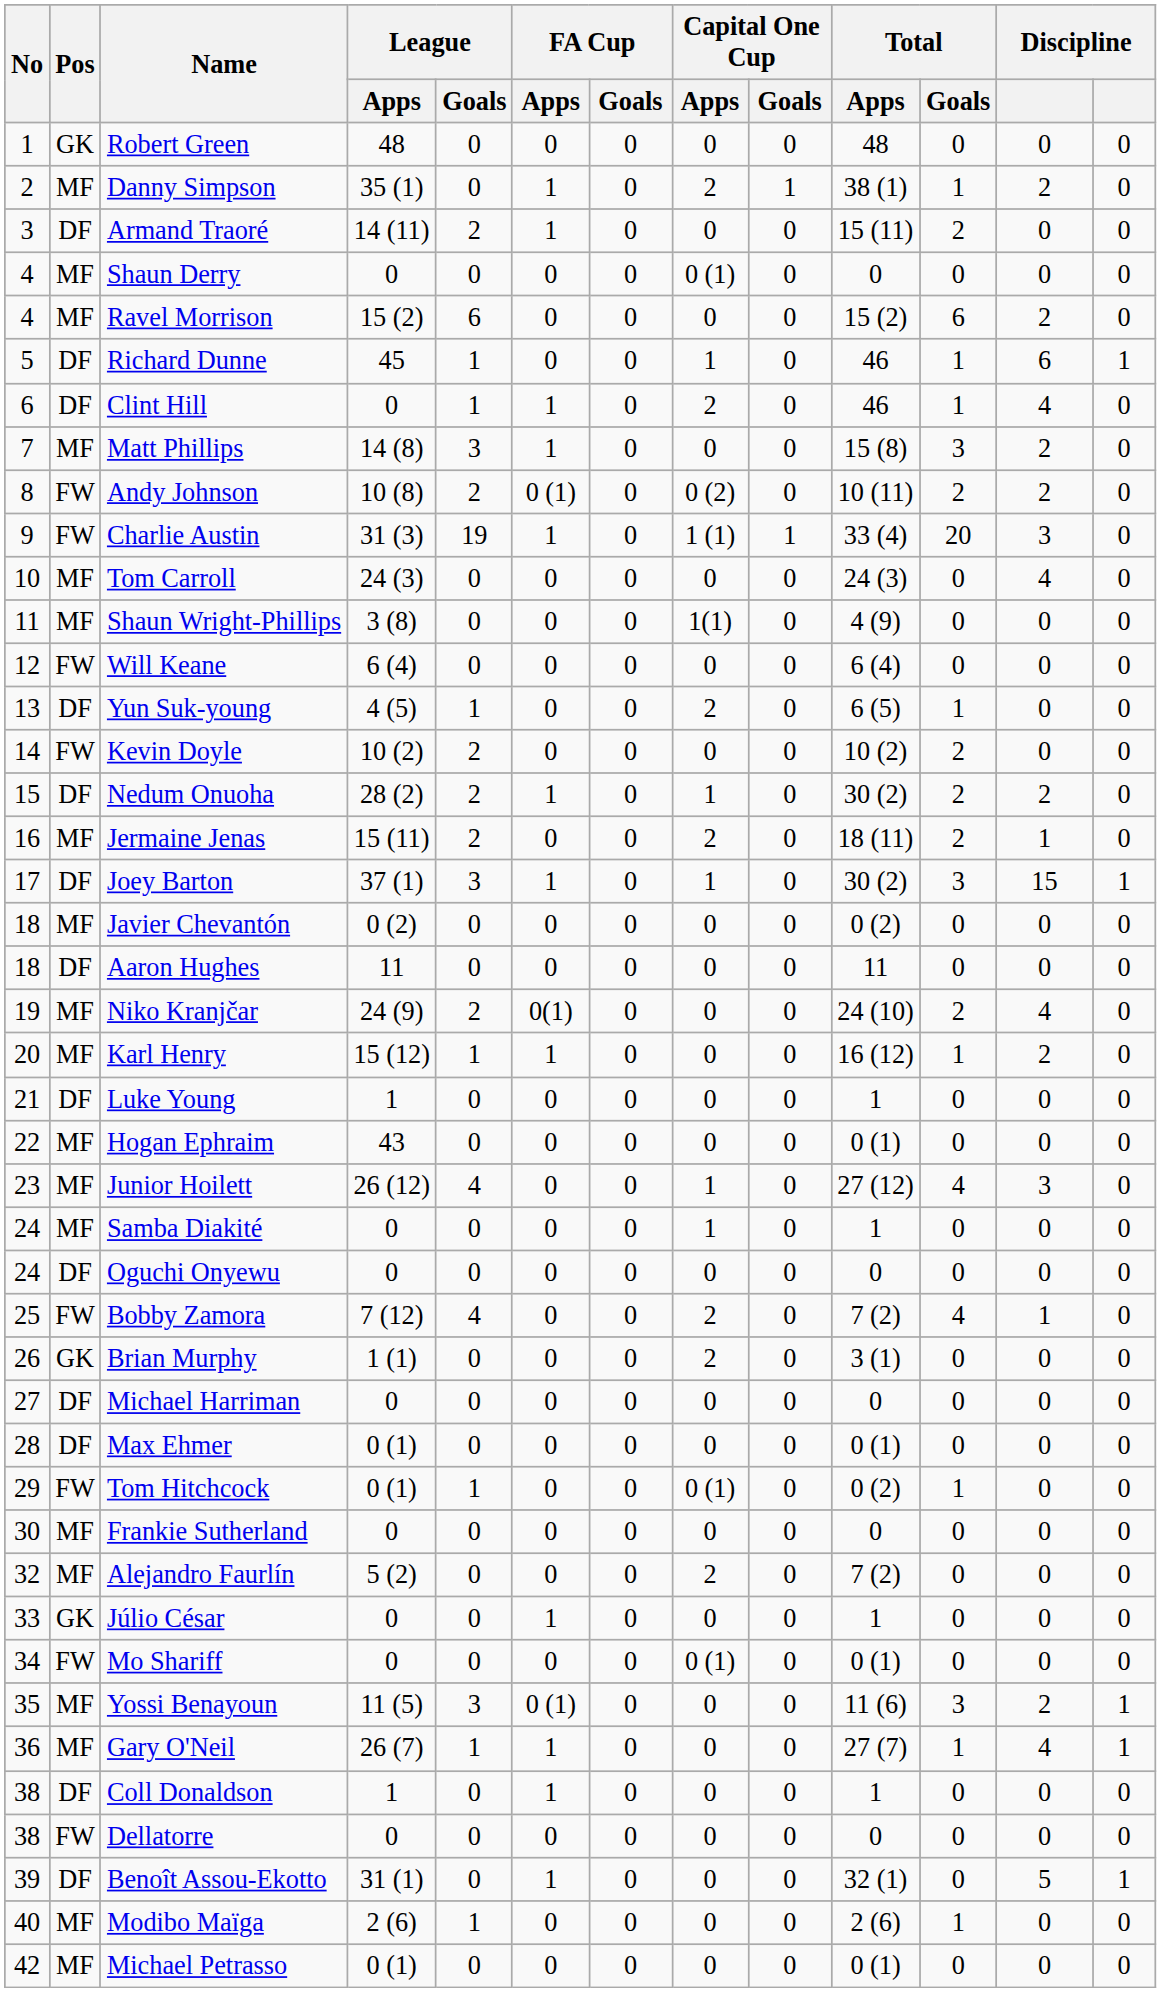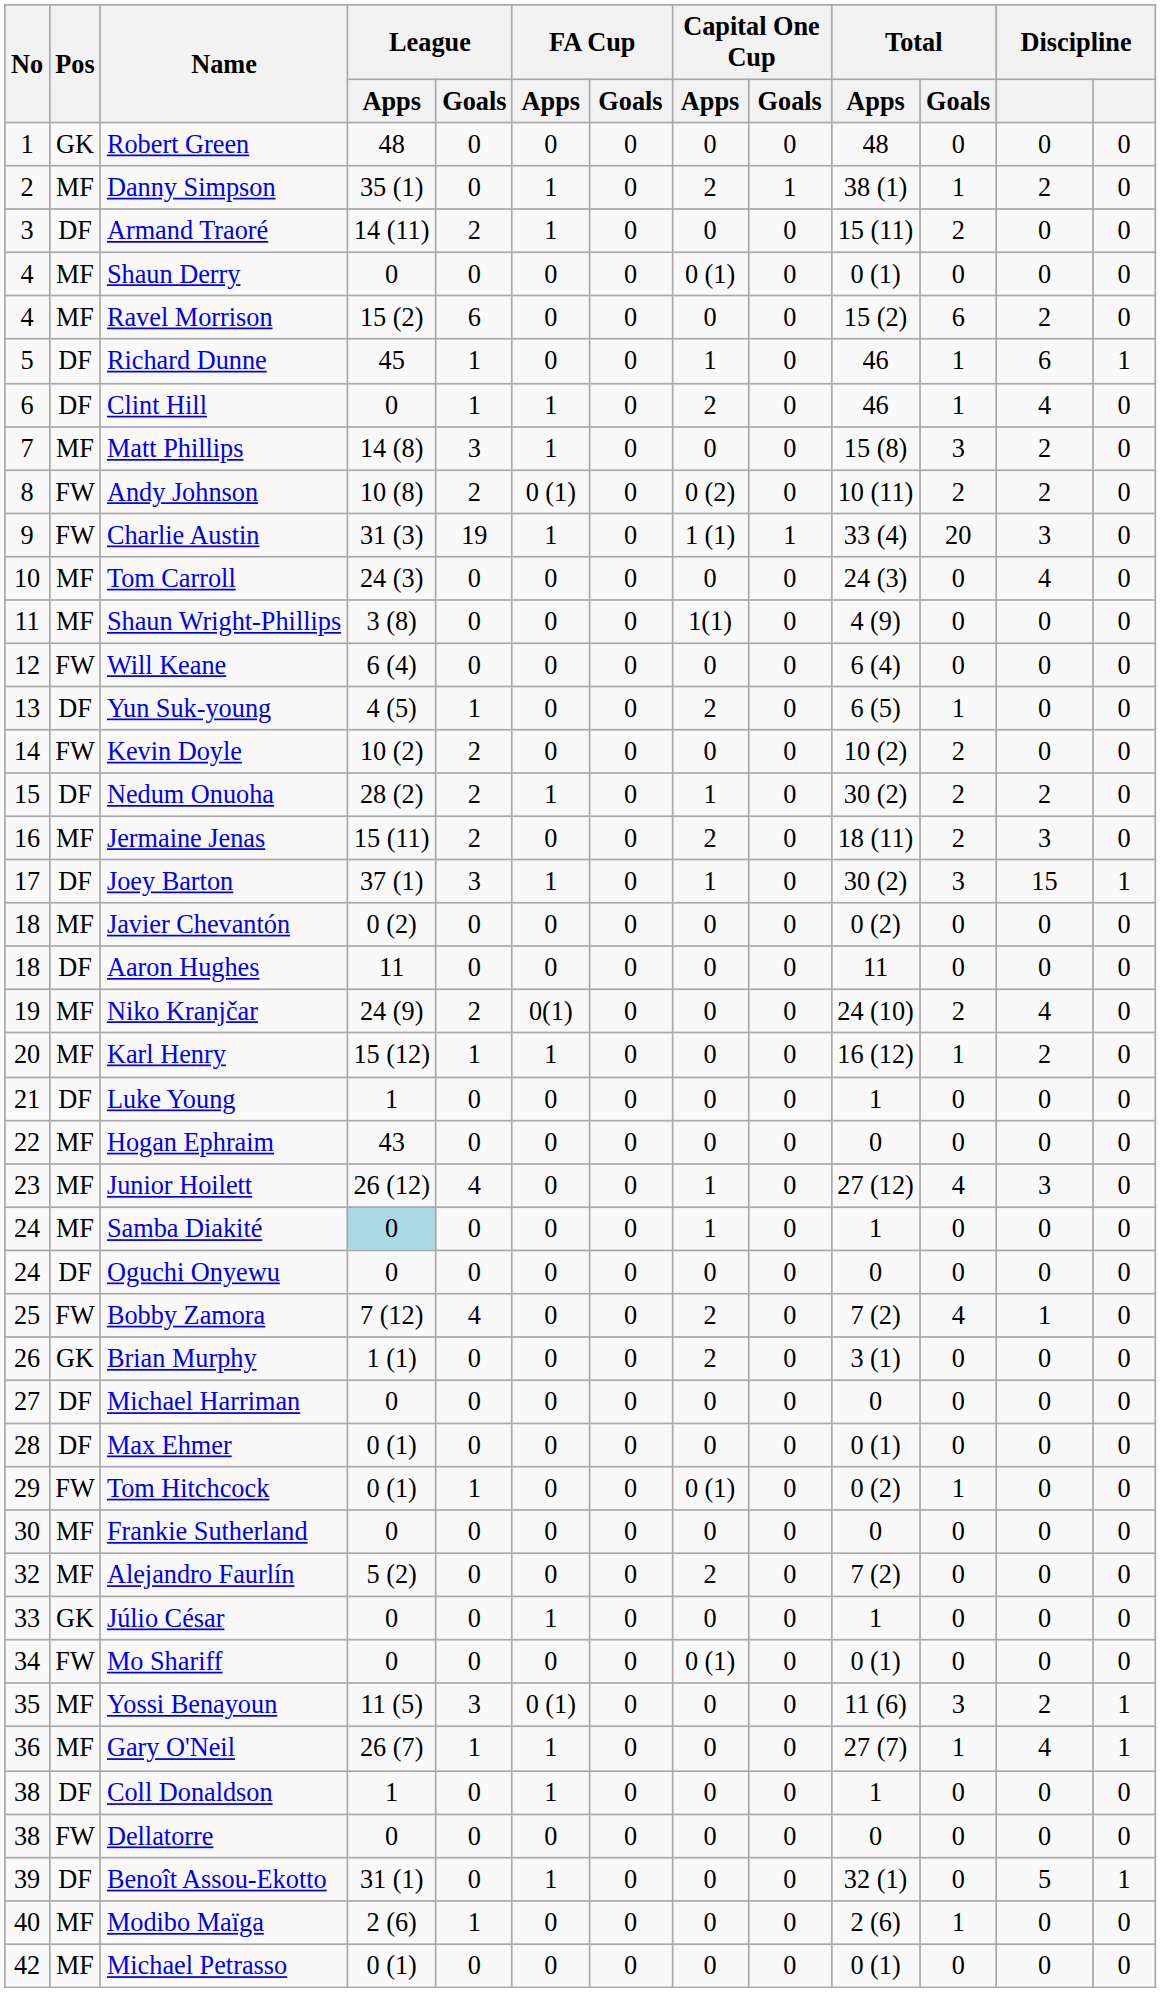(876, 274) 0 -> (876, 274) 0 (1)
(1044, 837) 1 -> (1044, 837) 3
(876, 1141) 0 (1) -> (876, 1141) 0
(392, 1228) no background -> (392, 1228) lightblue background
